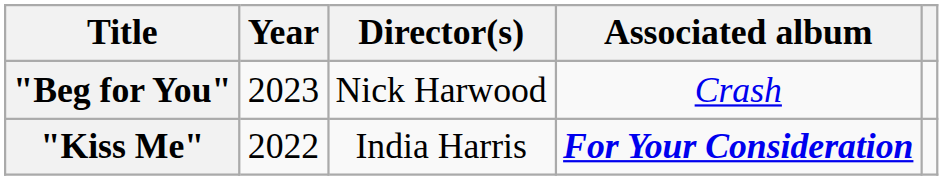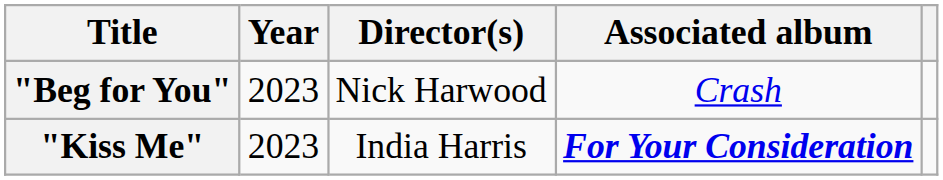(283, 145) 2022 -> (283, 145) 2023
